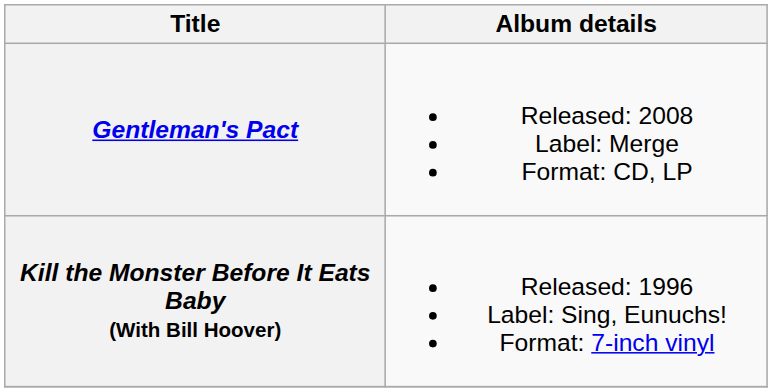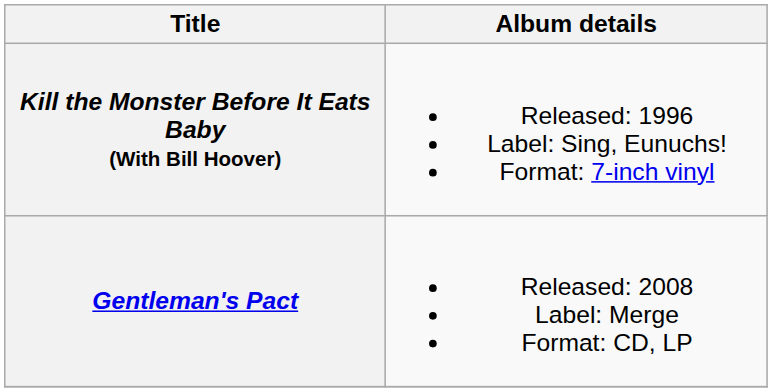rows swapped: (195, 300) <-> (195, 129)
